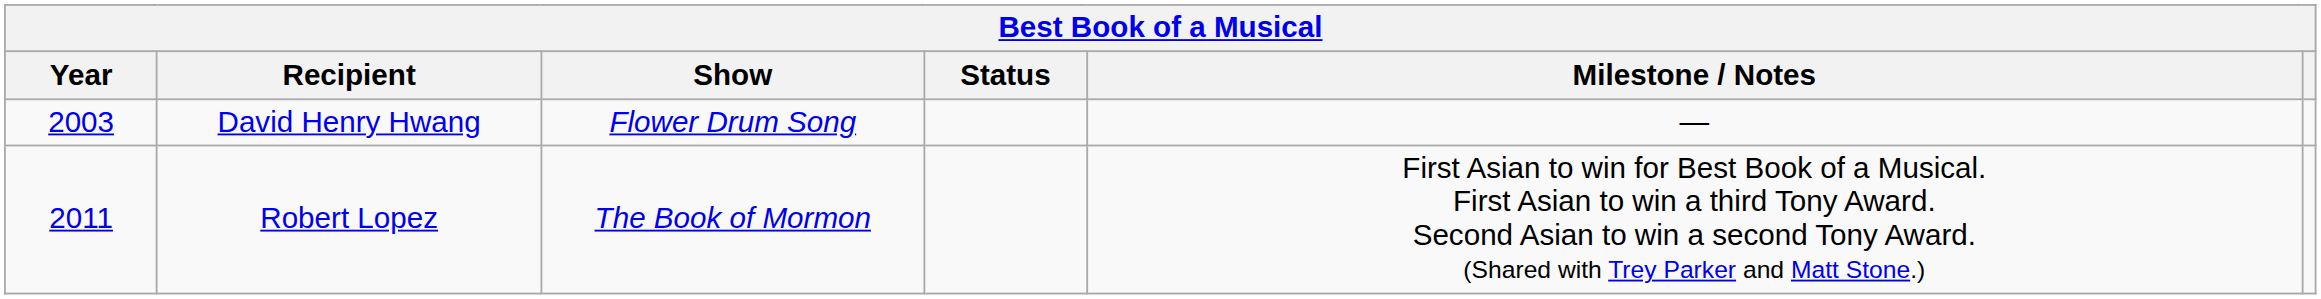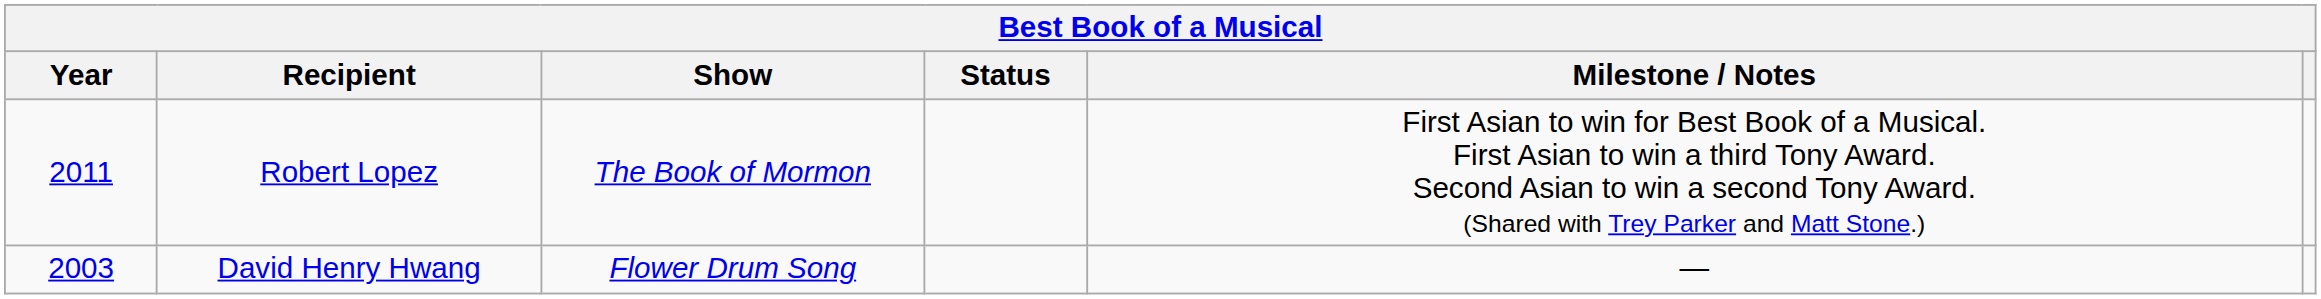rows swapped: (349, 121) <-> (349, 218)
